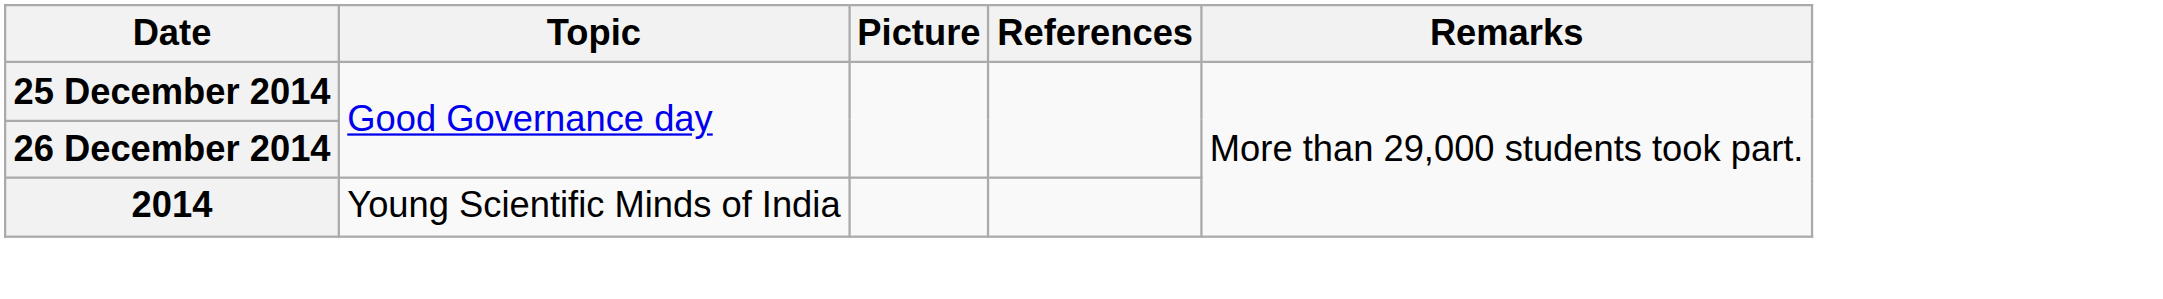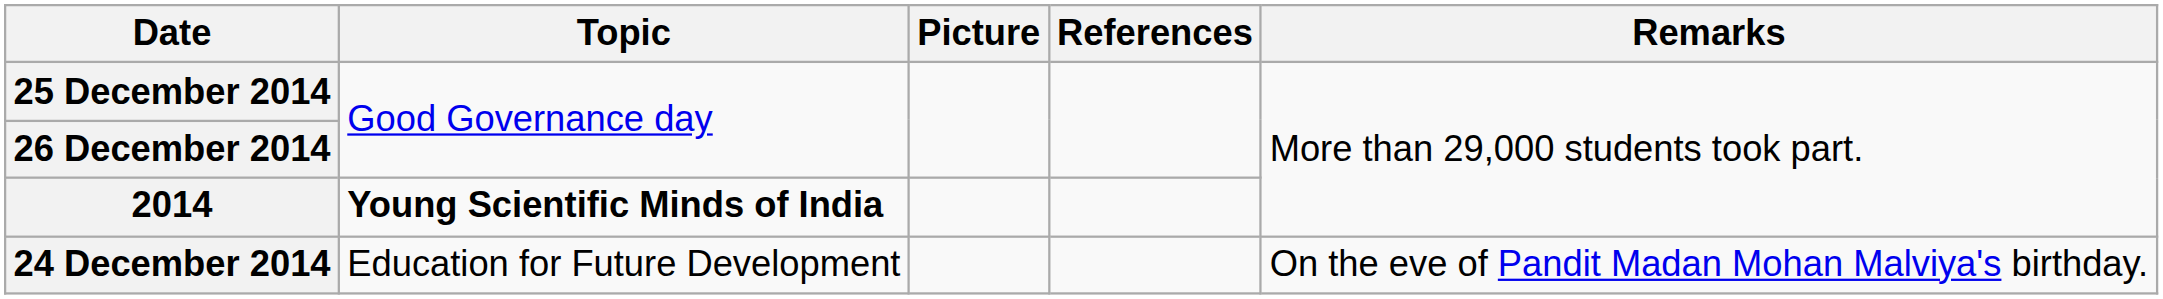(594, 206) normal -> (615, 206) bold
+ row: (172, 263)
